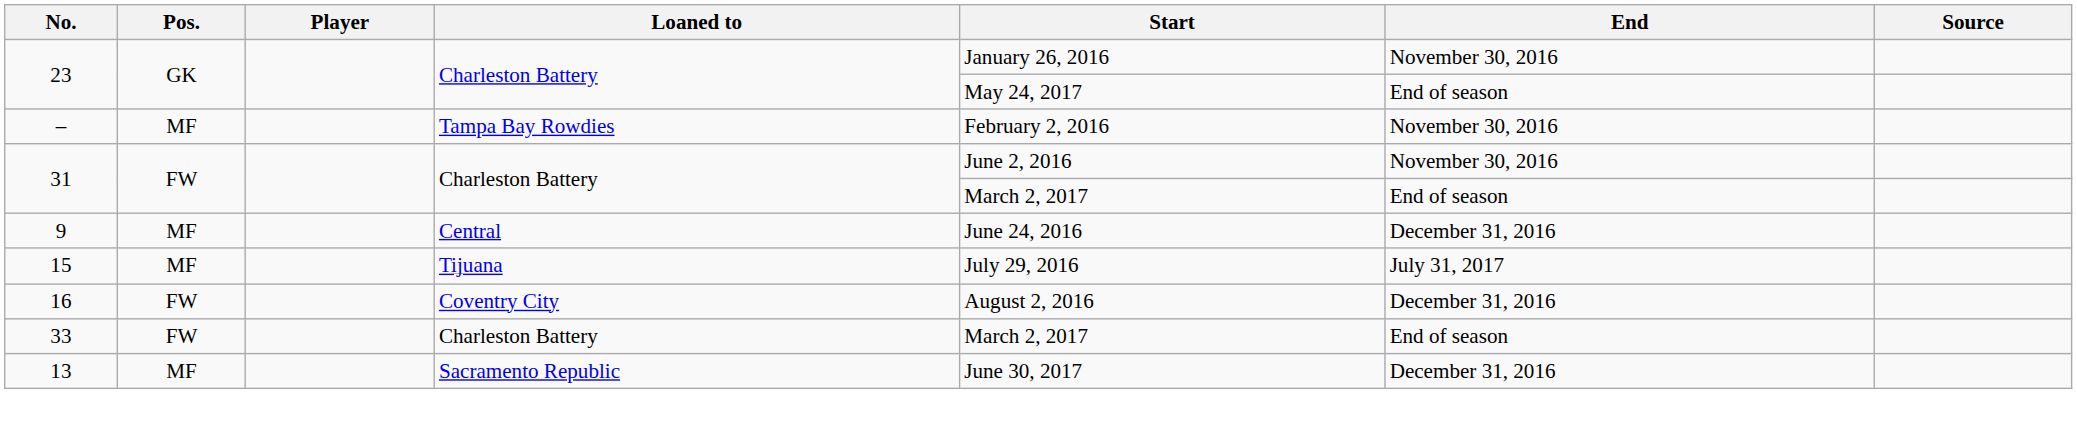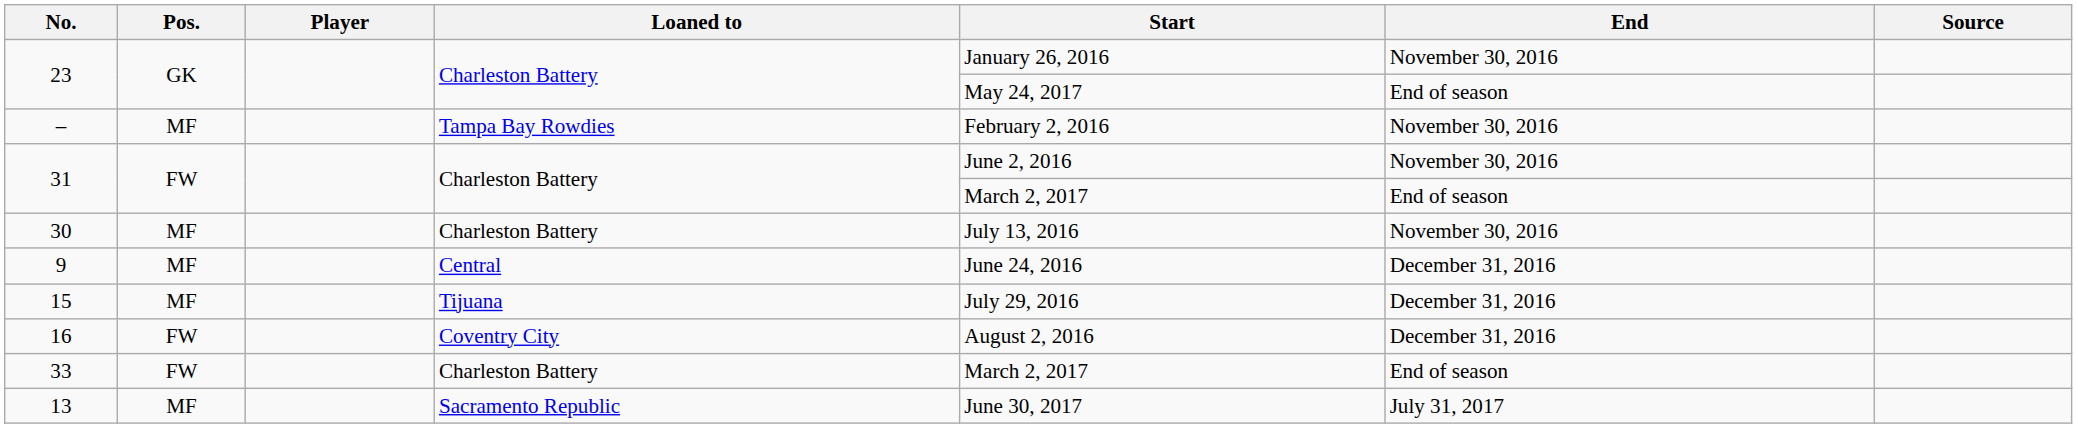+ row: (61, 231)
(1447, 265) July 31, 2017 -> (1473, 300) December 31, 2016
(1473, 370) December 31, 2016 -> (1447, 405) July 31, 2017
